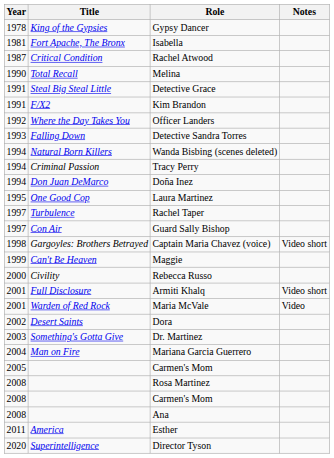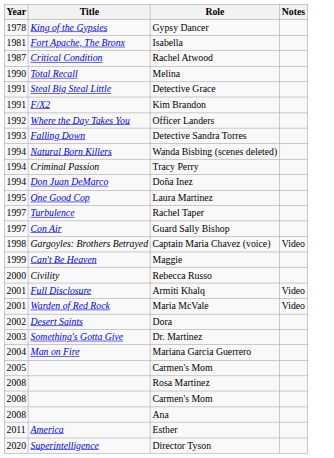(304, 244) Video short -> (293, 244) Video
(304, 290) Video short -> (293, 290) Video
